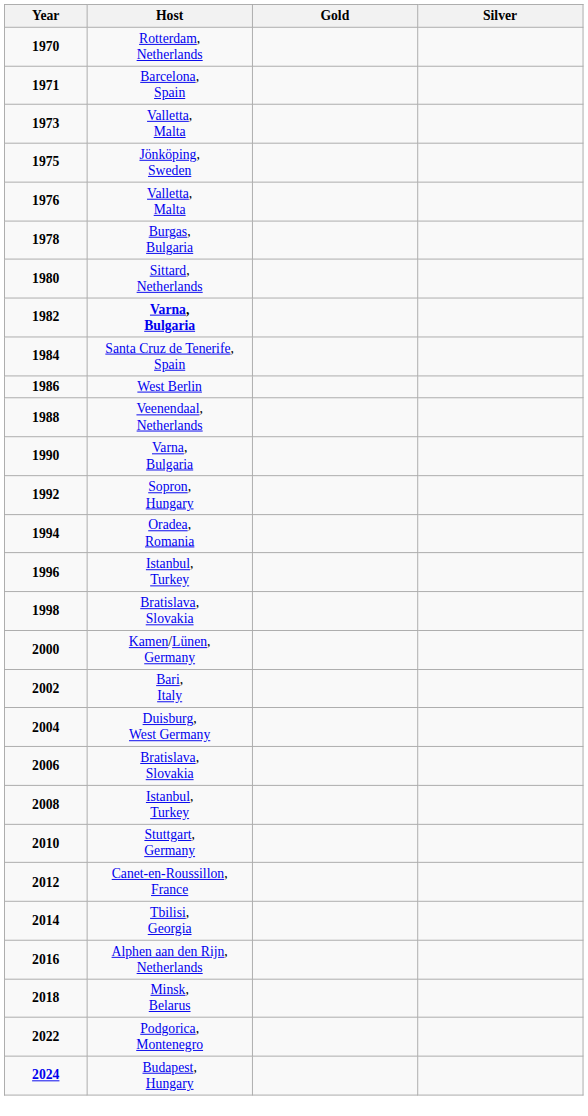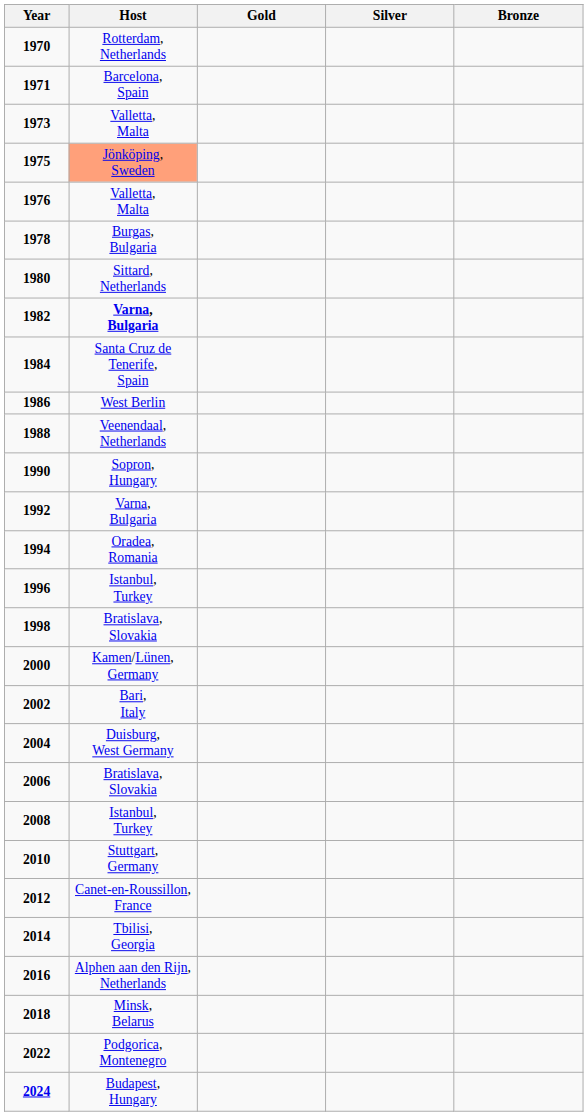+ column: (518, 16)
(170, 162) no background -> (133, 162) lightsalmon background
(170, 456) Varna, Bulgaria -> (133, 472) Sopron, Hungary
(170, 495) Sopron, Hungary -> (133, 511) Varna, Bulgaria
